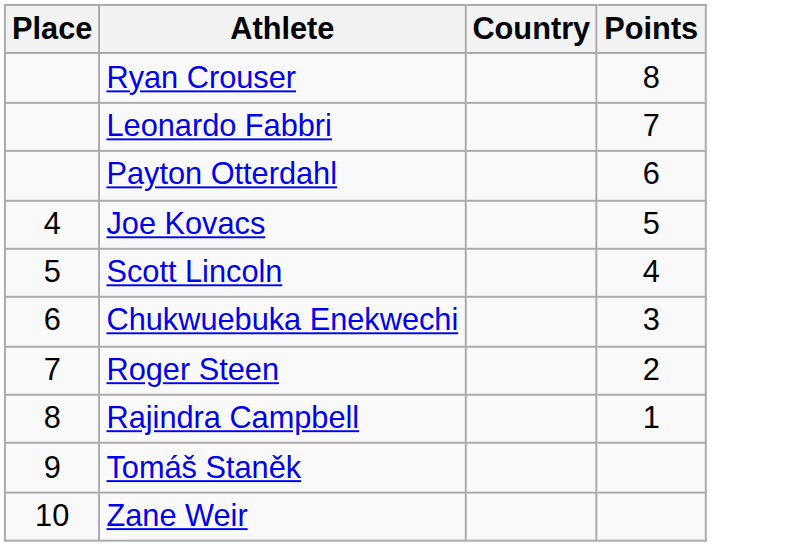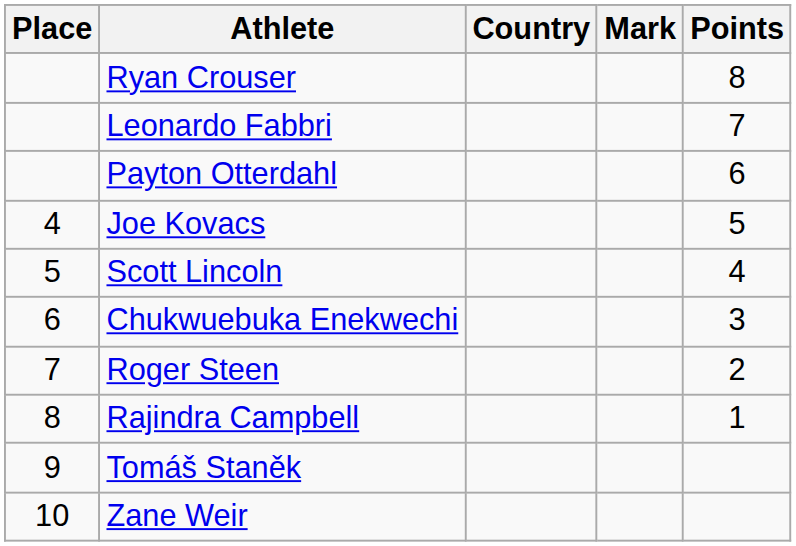+ column: (640, 28)
